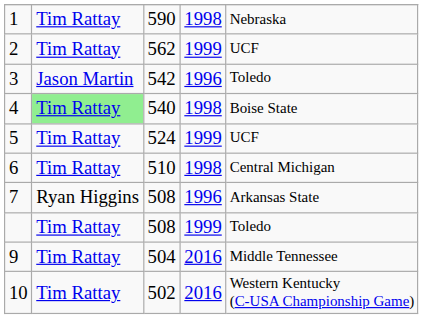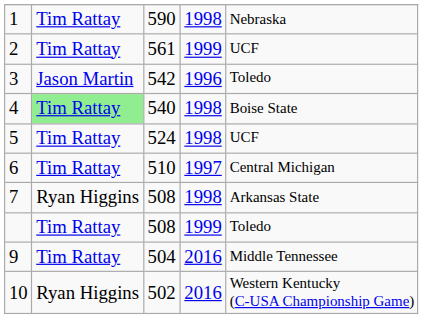(162, 49) 562 -> (162, 49) 561
(203, 138) 1999 -> (203, 138) 1998
(203, 167) 1998 -> (203, 167) 1997
(203, 197) 1996 -> (203, 197) 1998
(78, 292) Tim Rattay -> (88, 292) Ryan Higgins
